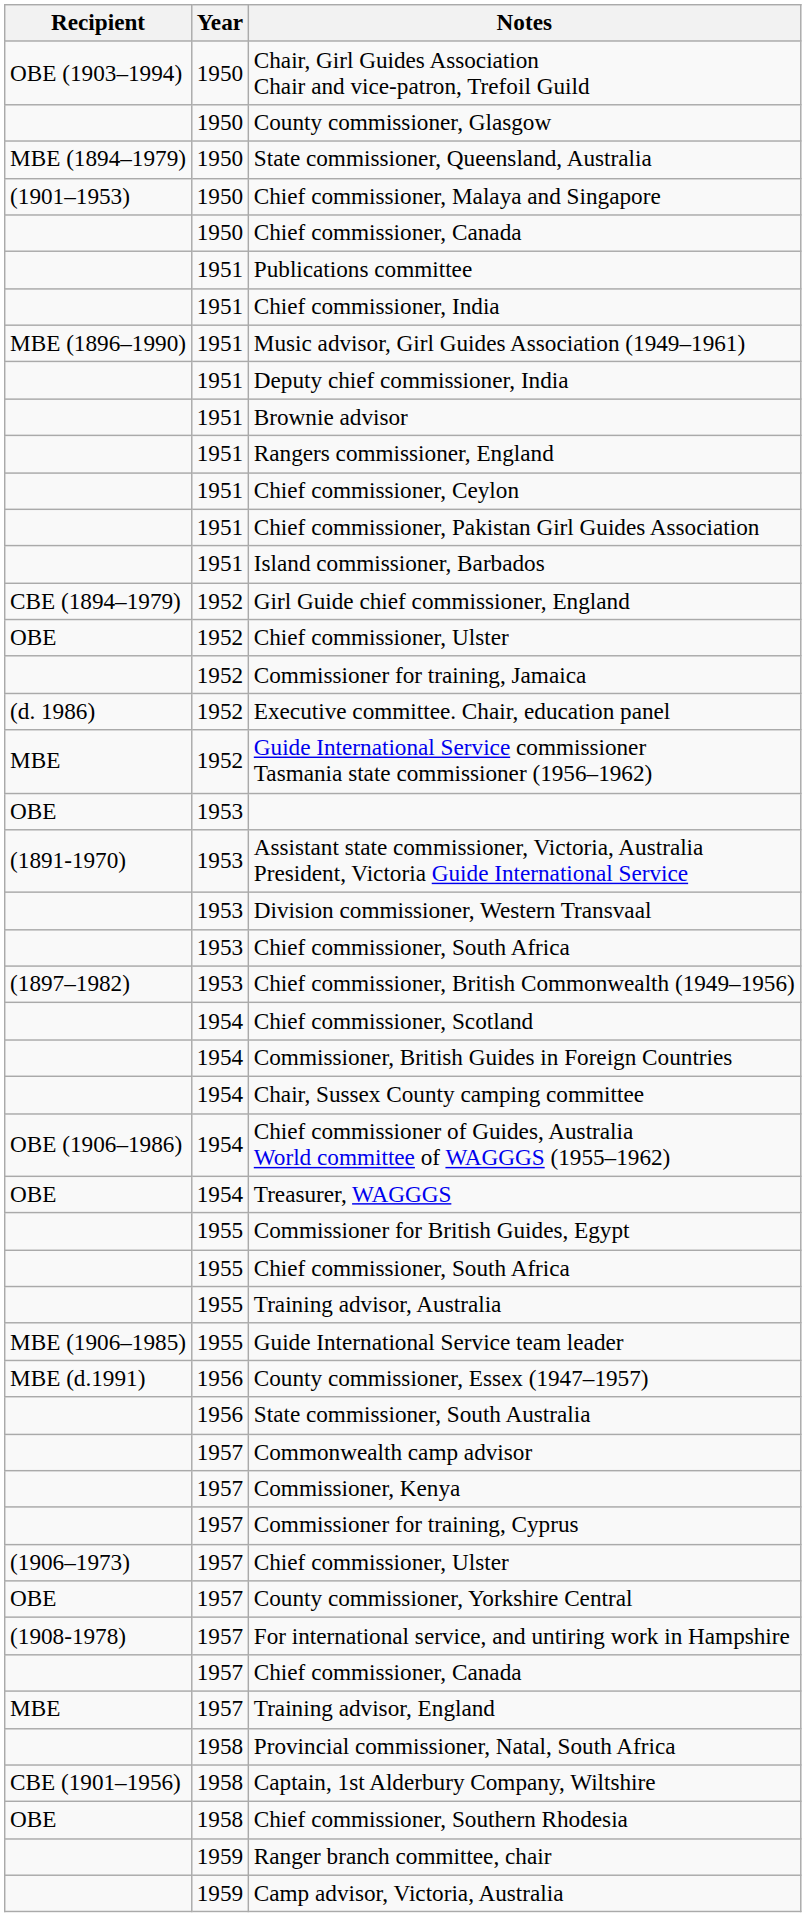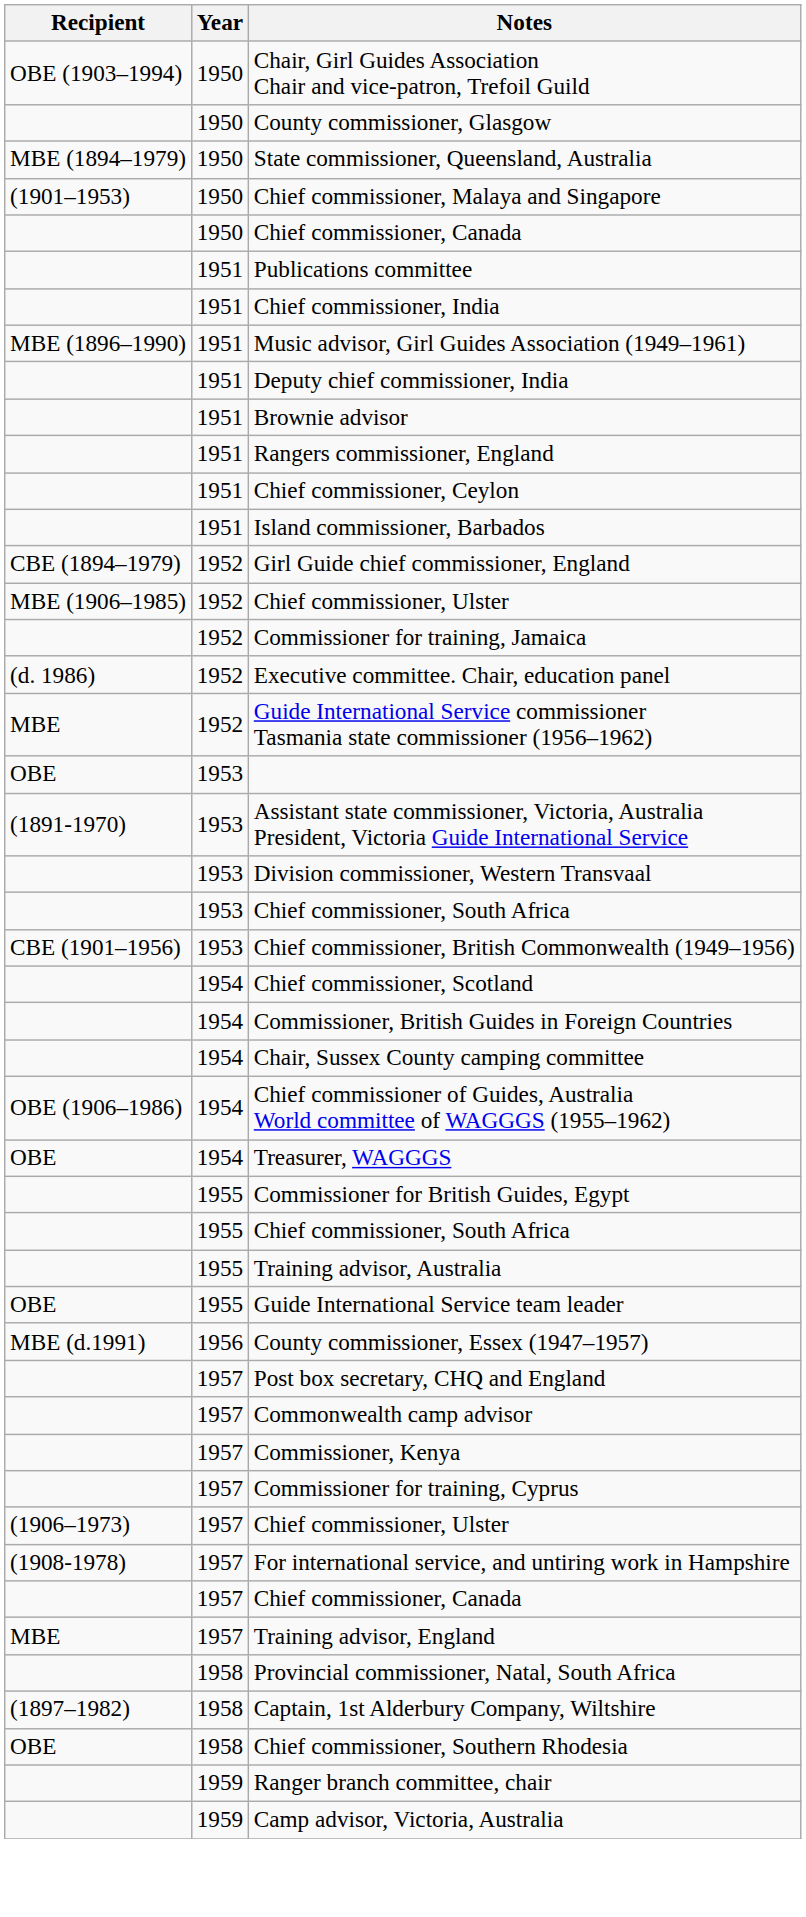- row: (220, 527)
(33, 637) OBE -> (98, 600) MBE (1906–1985)
(70, 984) (1897–1982) -> (95, 947) CBE (1901–1956)
(98, 1341) MBE (1906–1985) -> (33, 1304) OBE
- row: (220, 1415)
+ row: (220, 1378)
- row: (220, 1599)
(95, 1783) CBE (1901–1956) -> (70, 1709) (1897–1982)
